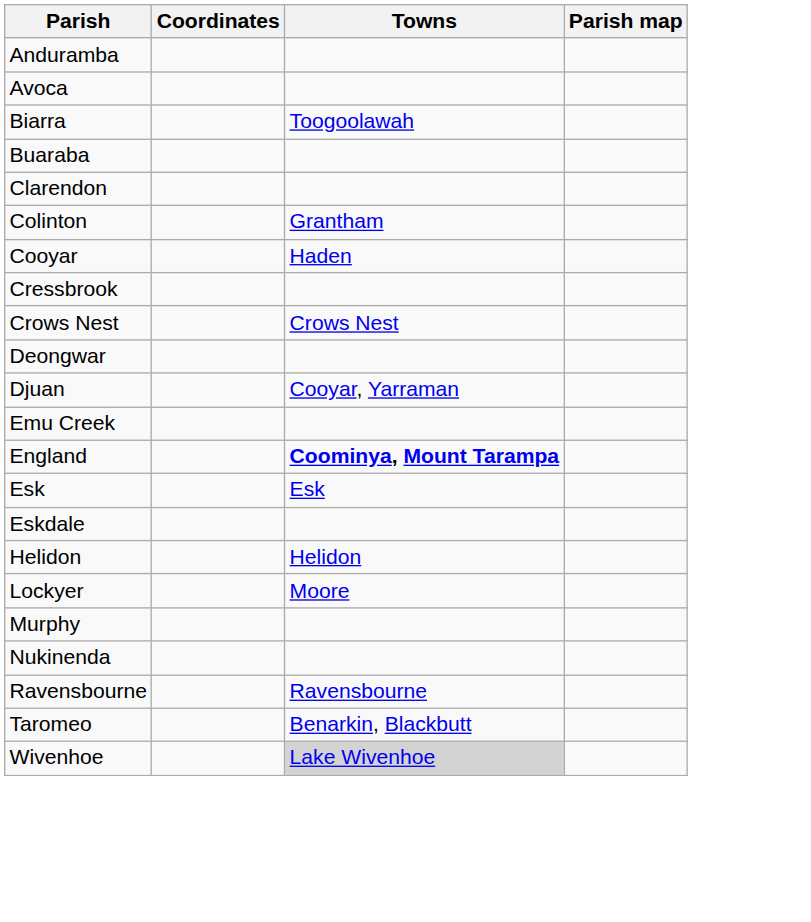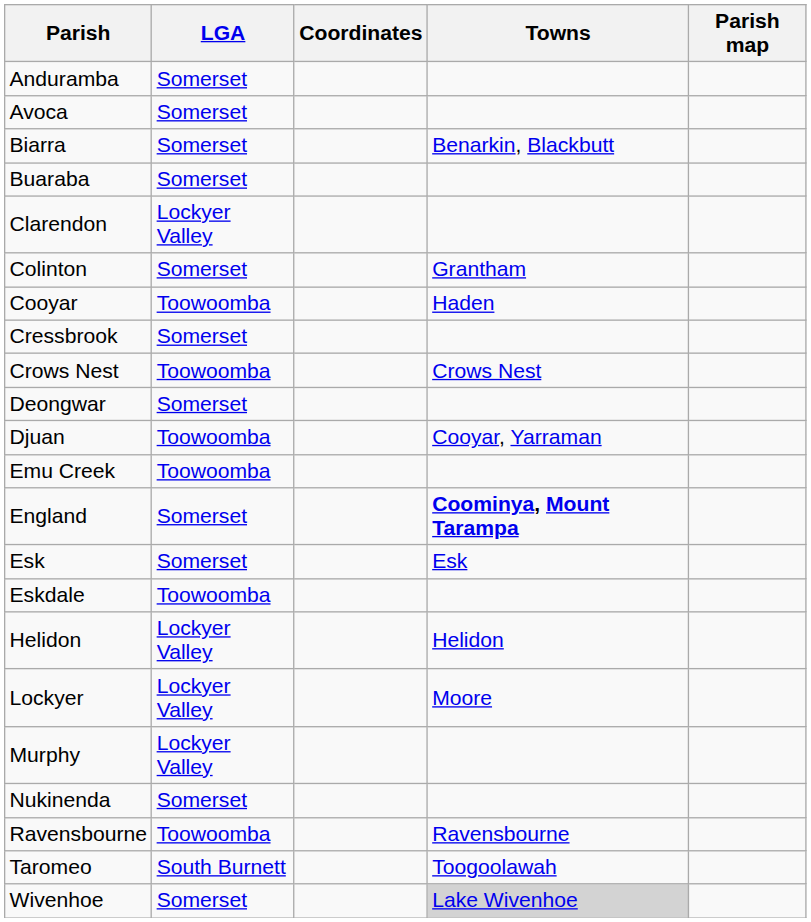+ column: (223, 33)
(352, 121) Toogoolawah -> (523, 145) Benarkin, Blackbutt
(381, 724) Benarkin, Blackbutt -> (494, 867) Toogoolawah
